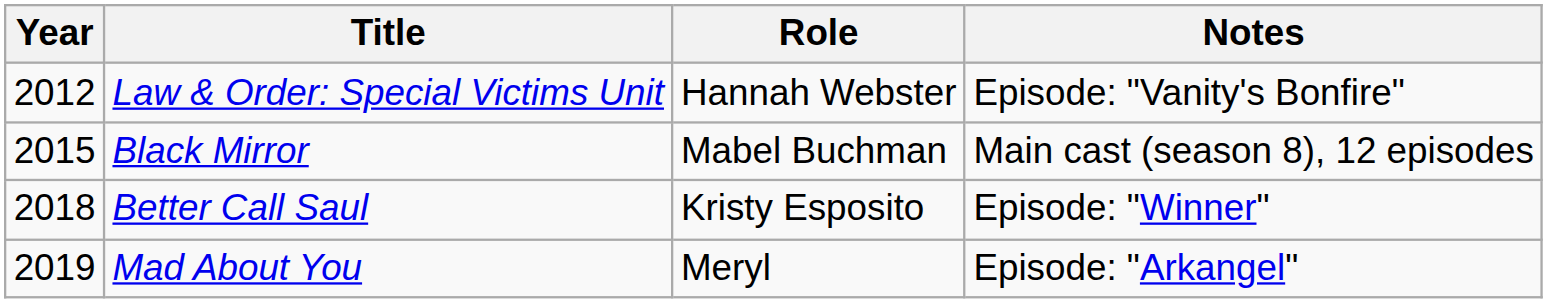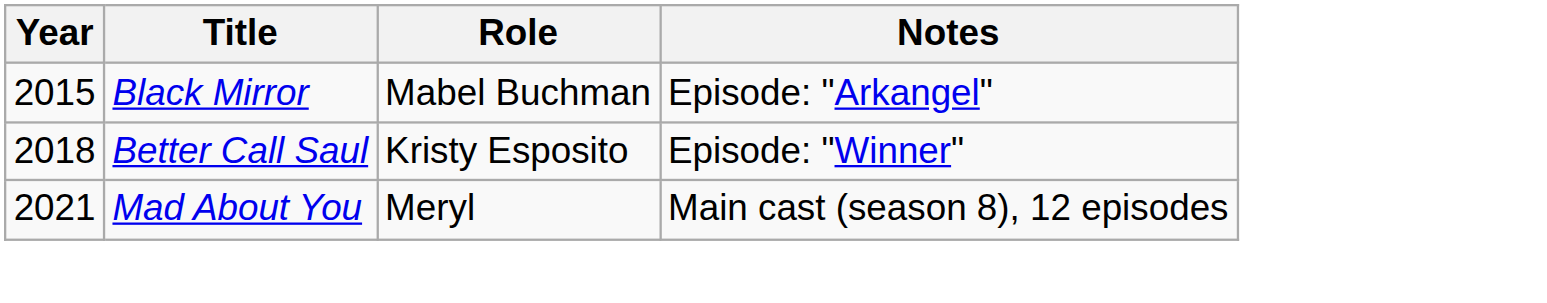- row: (388, 92)
(1254, 150) Main cast (season 8), 12 episodes -> (830, 92) Episode: "Arkangel"
(55, 267) 2019 -> (55, 208) 2021
(1136, 267) Episode: "Arkangel" -> (948, 208) Main cast (season 8), 12 episodes
